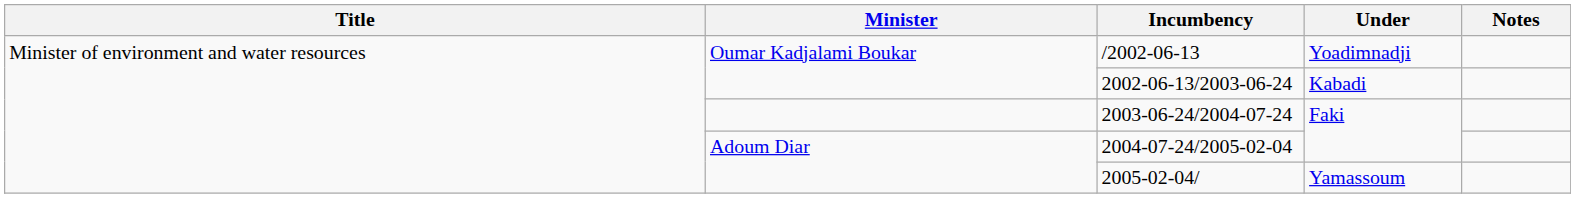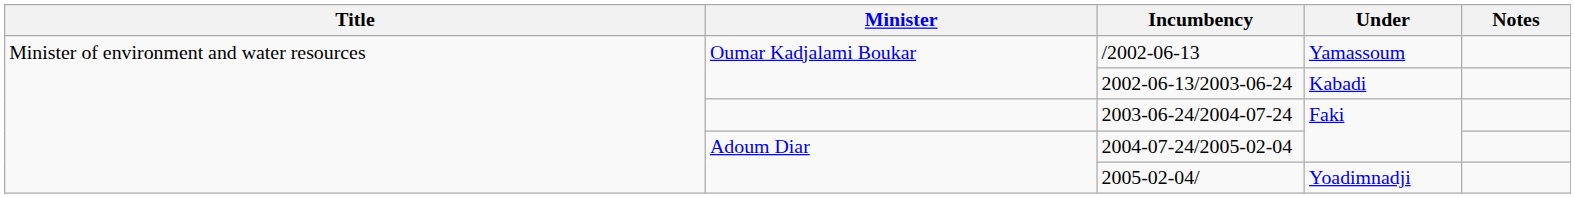(1360, 51) Yoadimnadji -> (1357, 51) Yamassoum
(1357, 177) Yamassoum -> (1360, 177) Yoadimnadji
